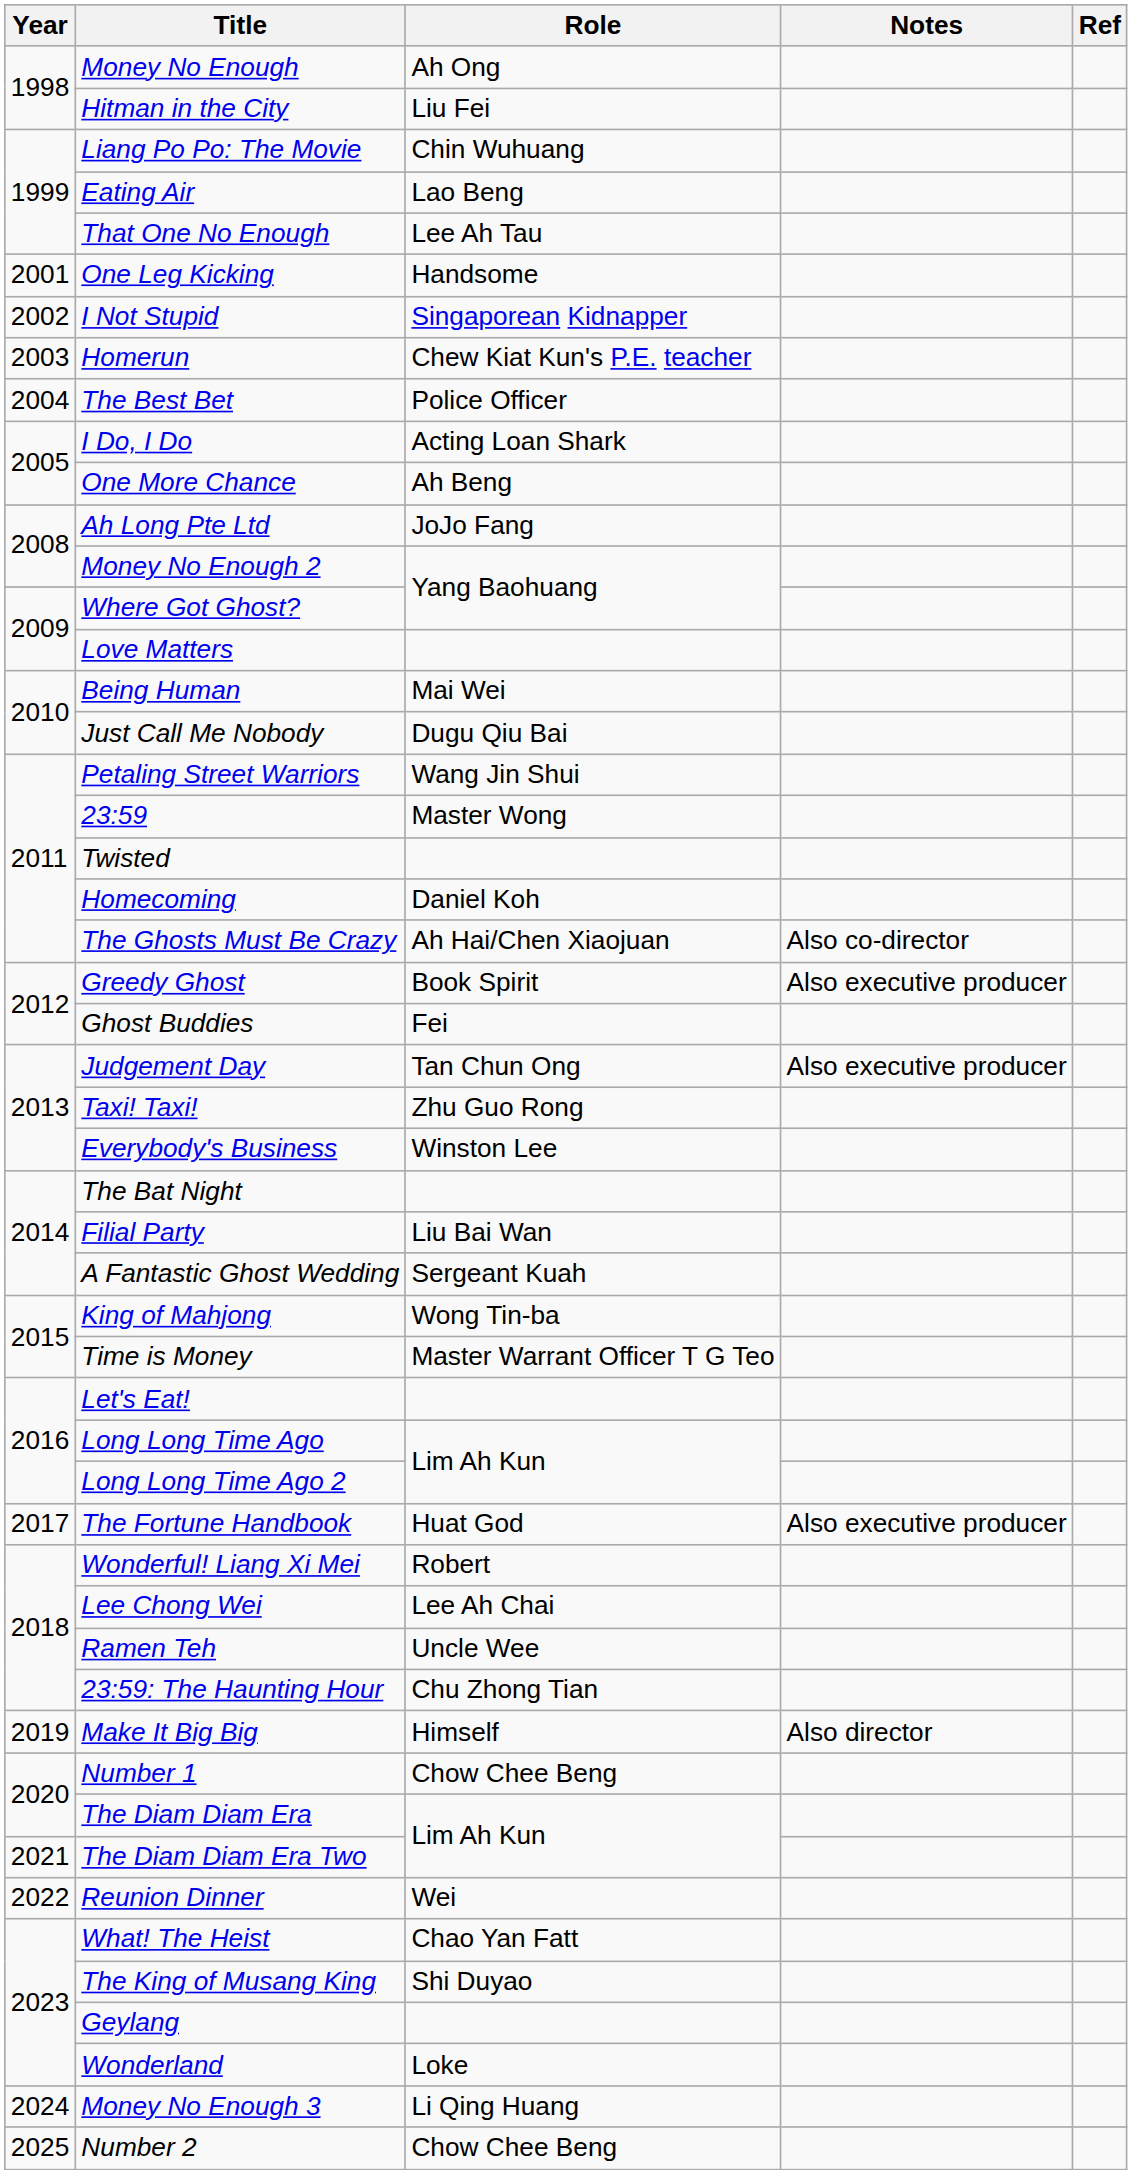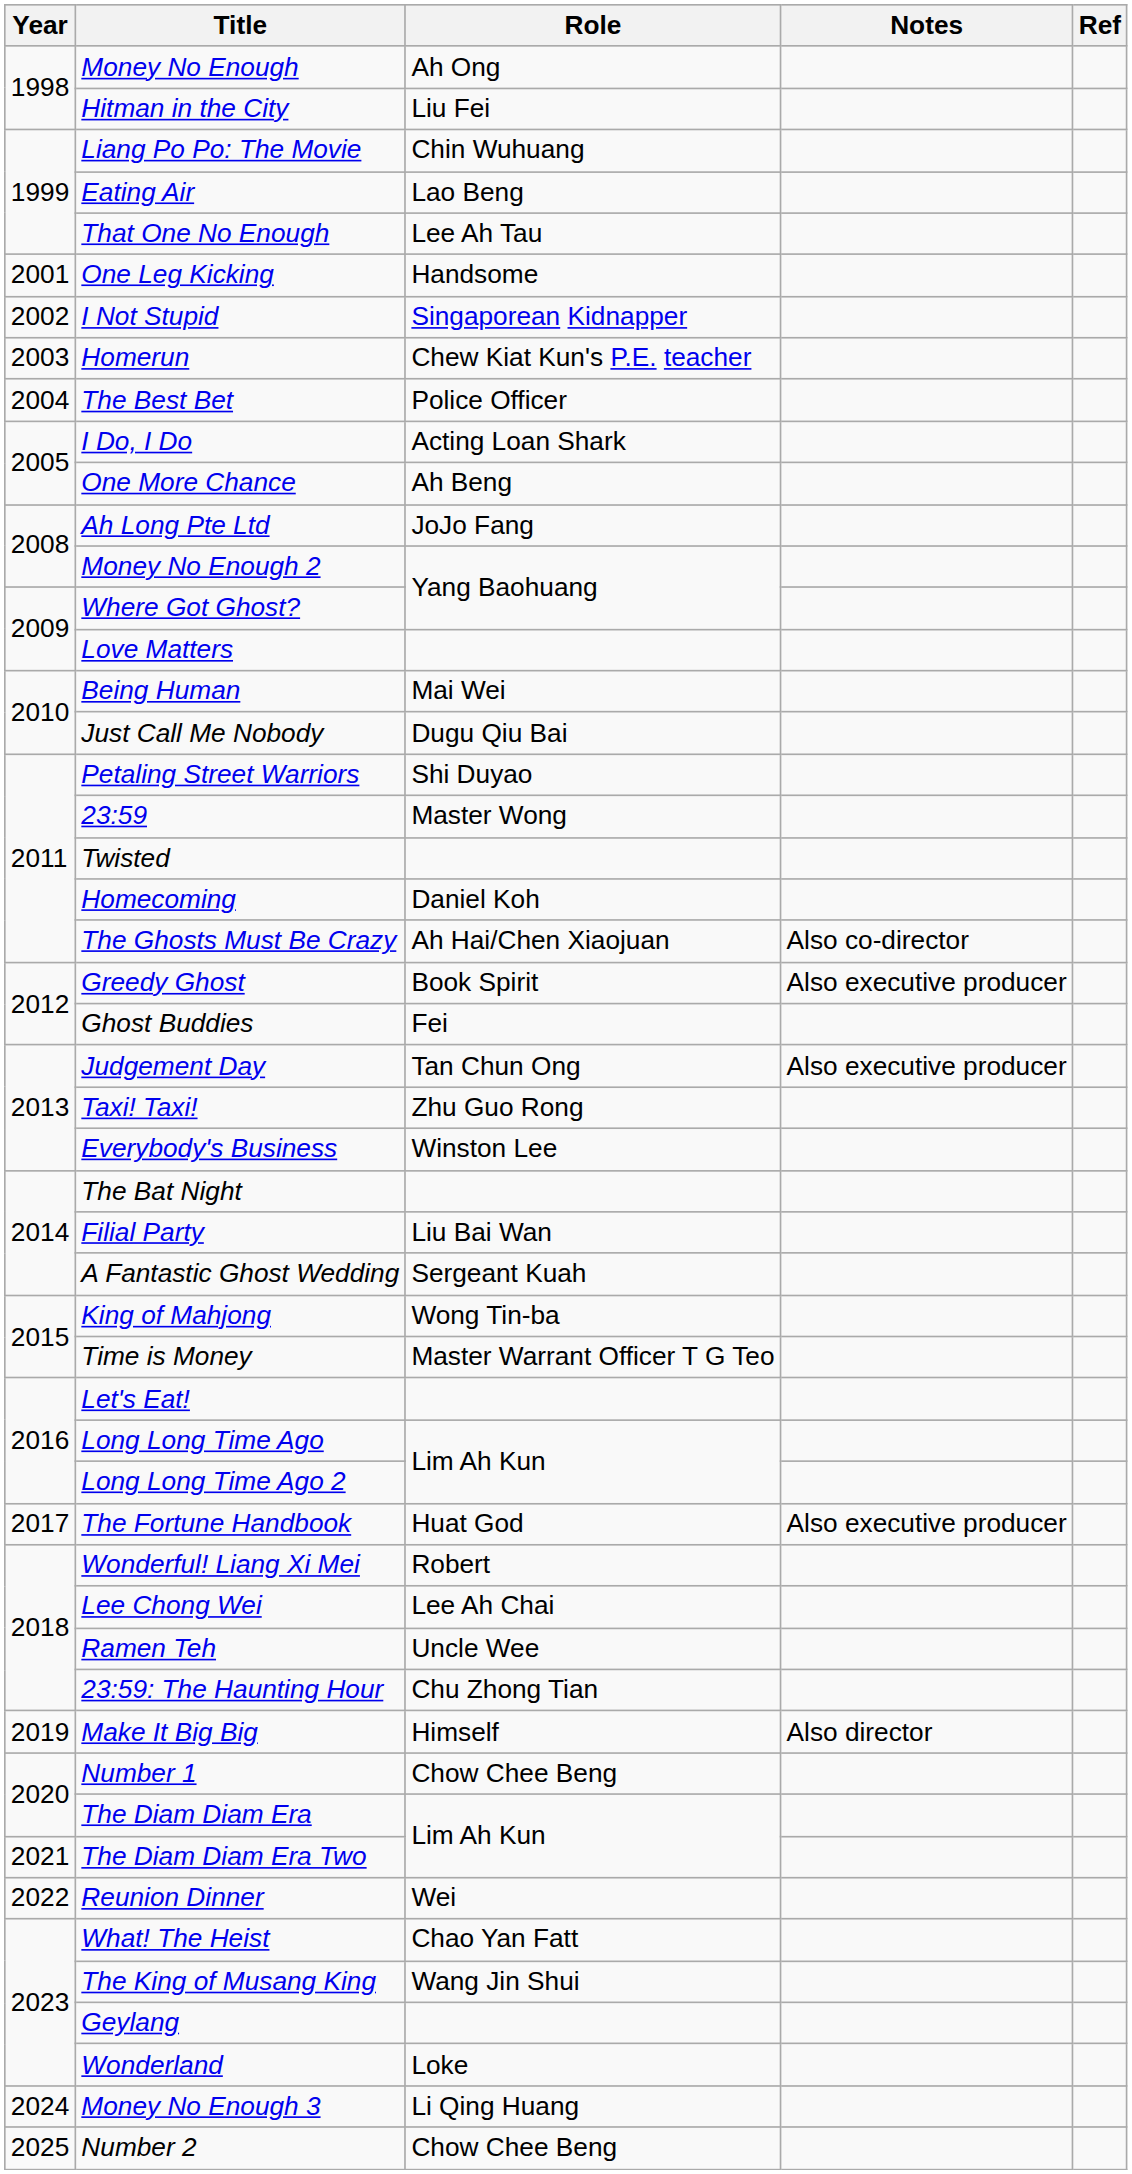(496, 774) Wang Jin Shui -> (472, 774) Shi Duyao
(472, 1981) Shi Duyao -> (496, 1981) Wang Jin Shui
